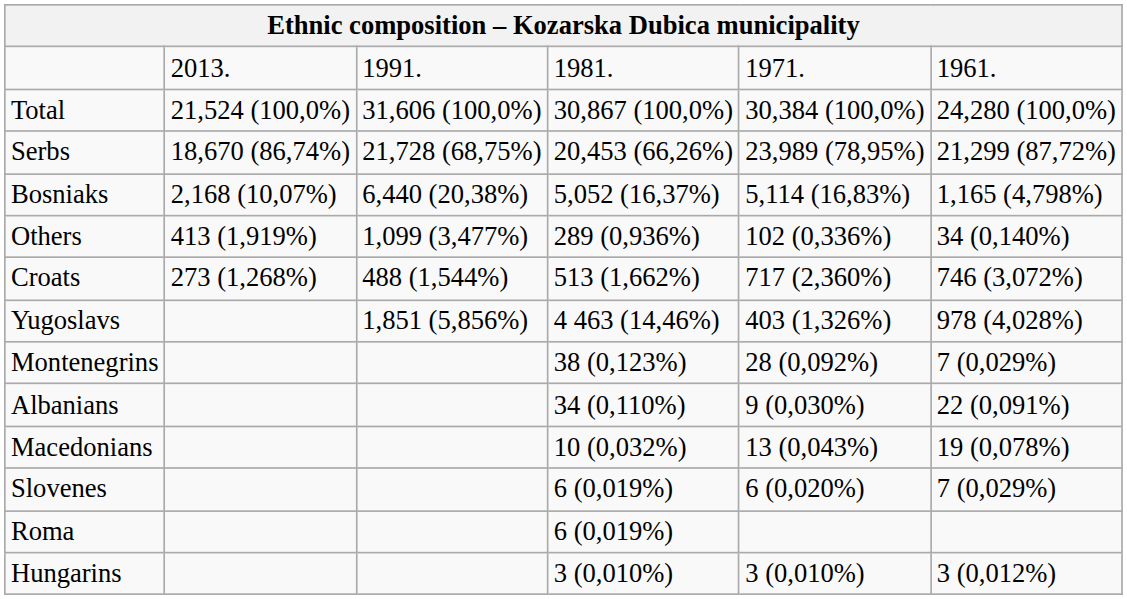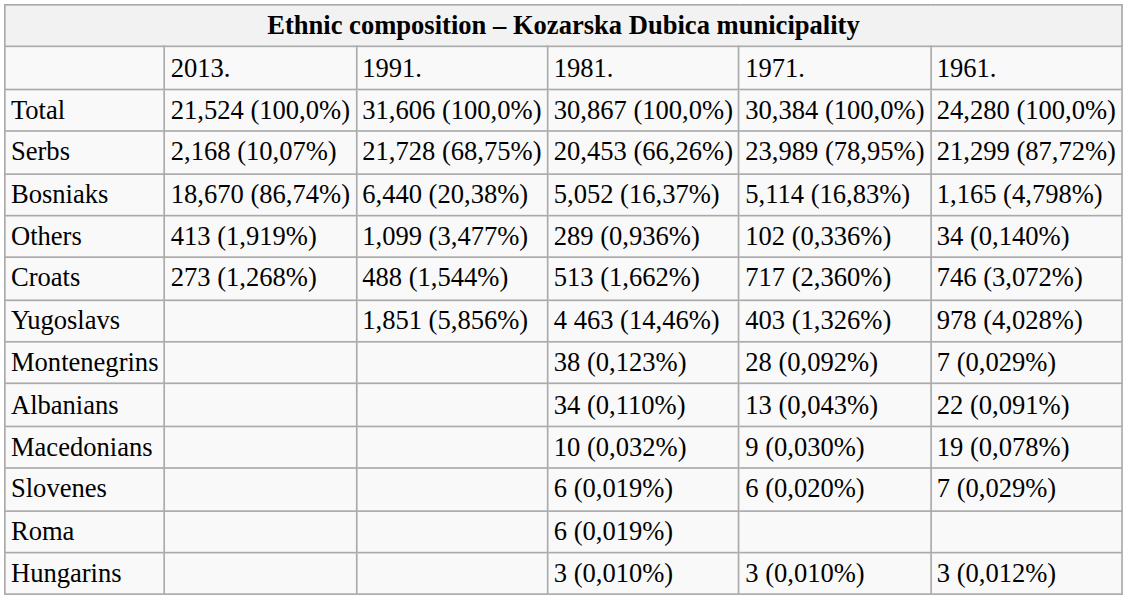(260, 151) 18,670 (86,74%) -> (254, 151) 2,168 (10,07%)
(254, 194) 2,168 (10,07%) -> (260, 194) 18,670 (86,74%)
(805, 404) 9 (0,030%) -> (812, 404) 13 (0,043%)
(812, 446) 13 (0,043%) -> (805, 446) 9 (0,030%)
